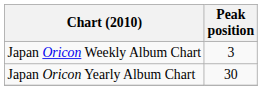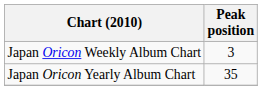(231, 74) 30 -> (231, 74) 35
